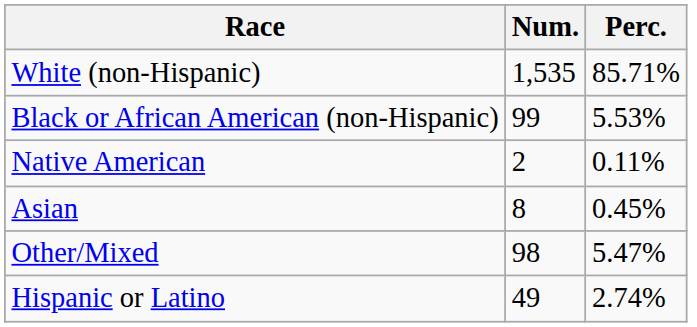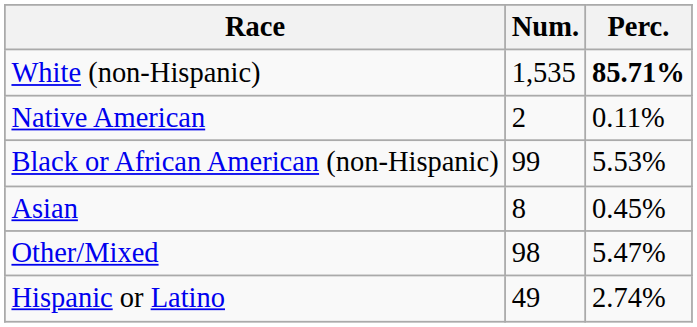(636, 72) normal -> (638, 72) bold
rows swapped: (255, 117) <-> (108, 162)
